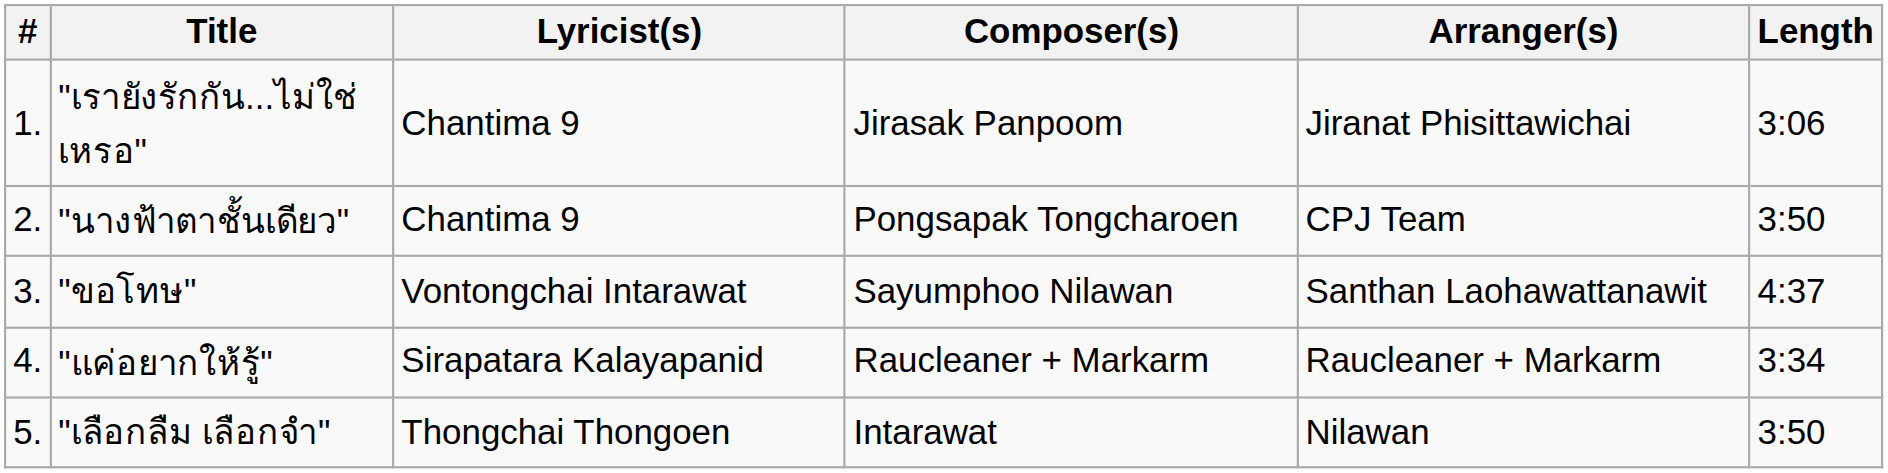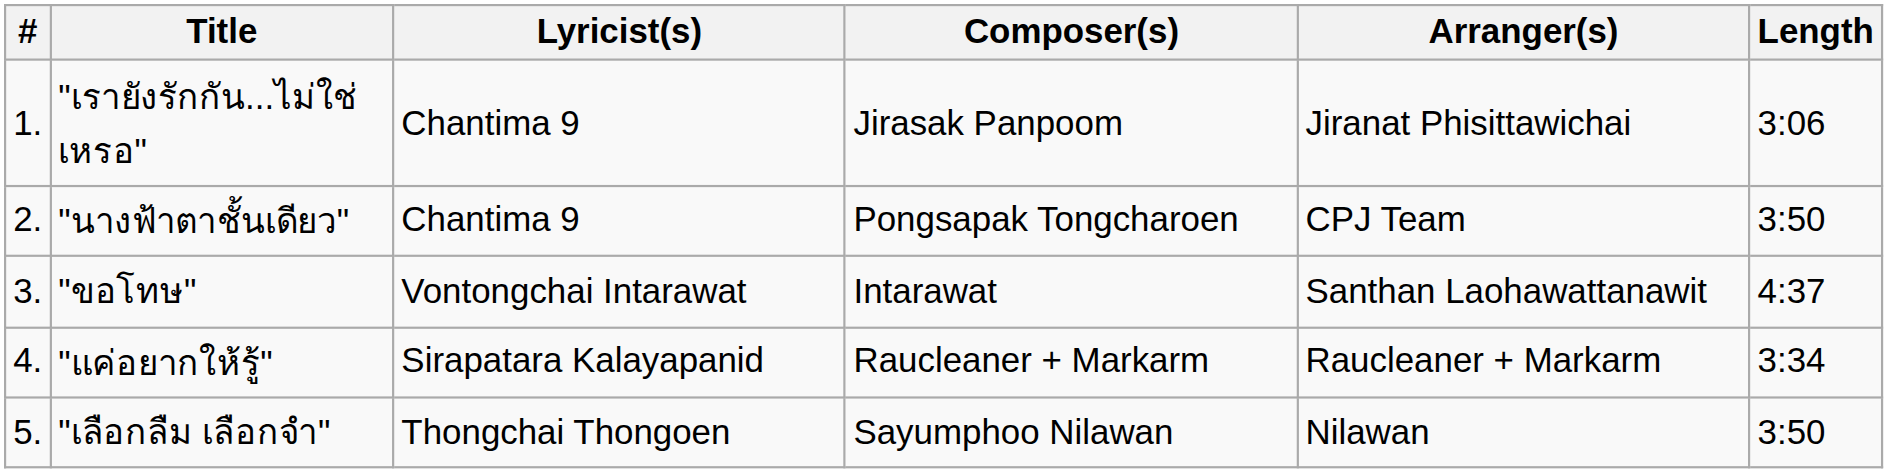(1013, 290) Sayumphoo Nilawan -> (925, 290) Intarawat
(925, 431) Intarawat -> (1013, 431) Sayumphoo Nilawan
